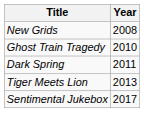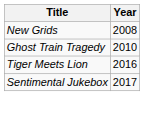- row: (36, 64)
(125, 82) 2013 -> (125, 64) 2016
